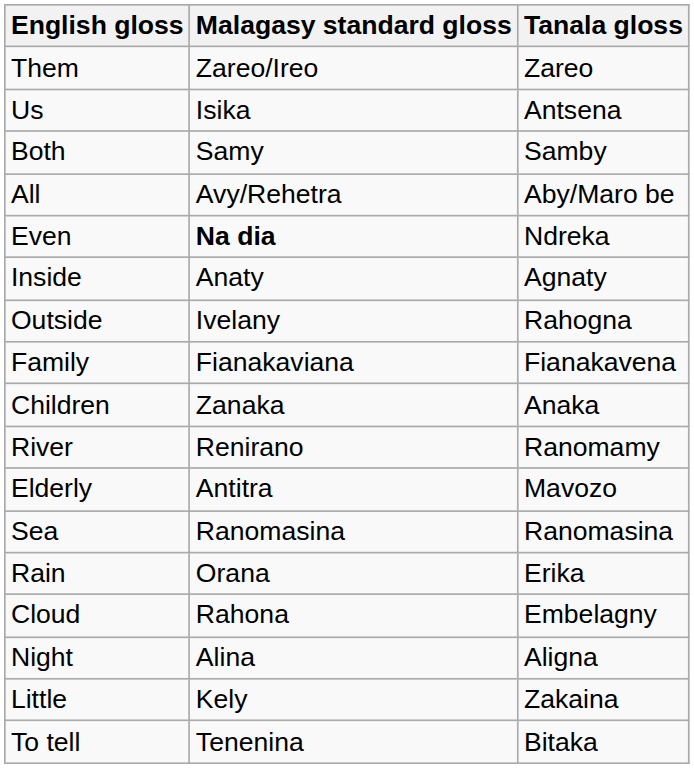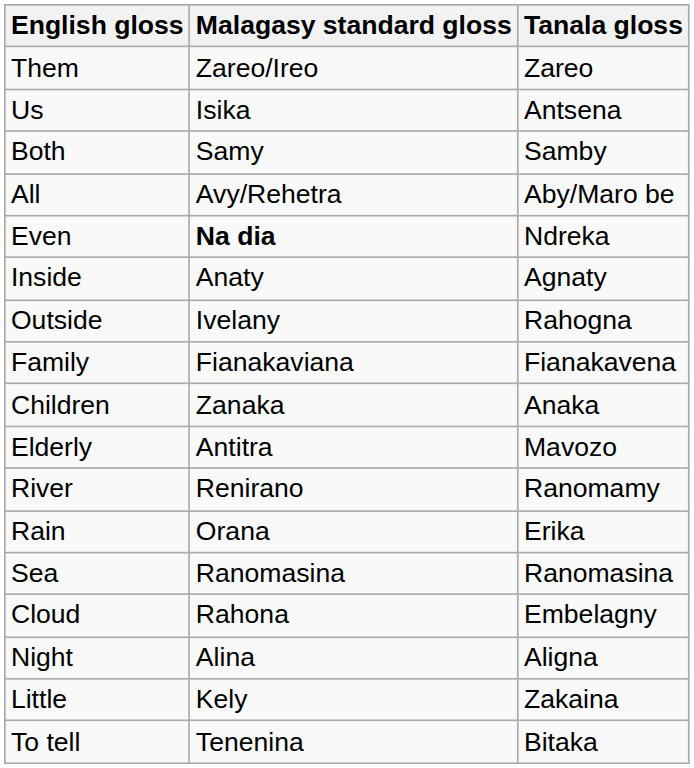rows swapped: (52, 488) <-> (42, 446)
rows swapped: (35, 531) <-> (38, 573)
